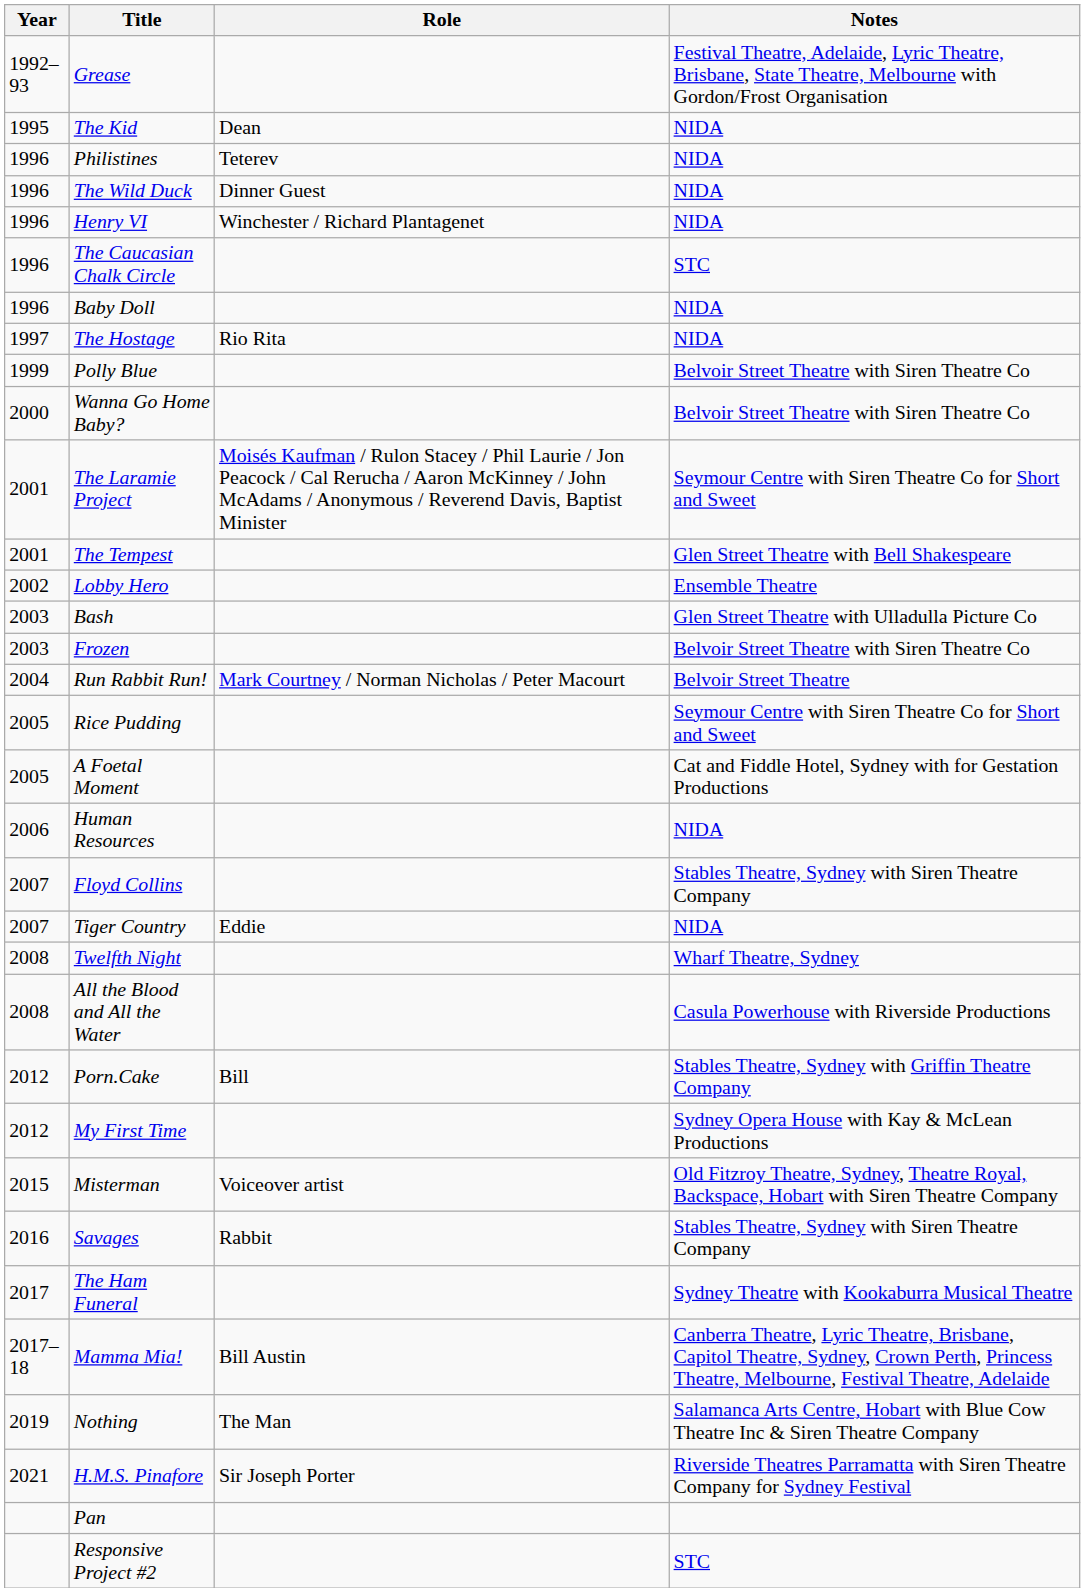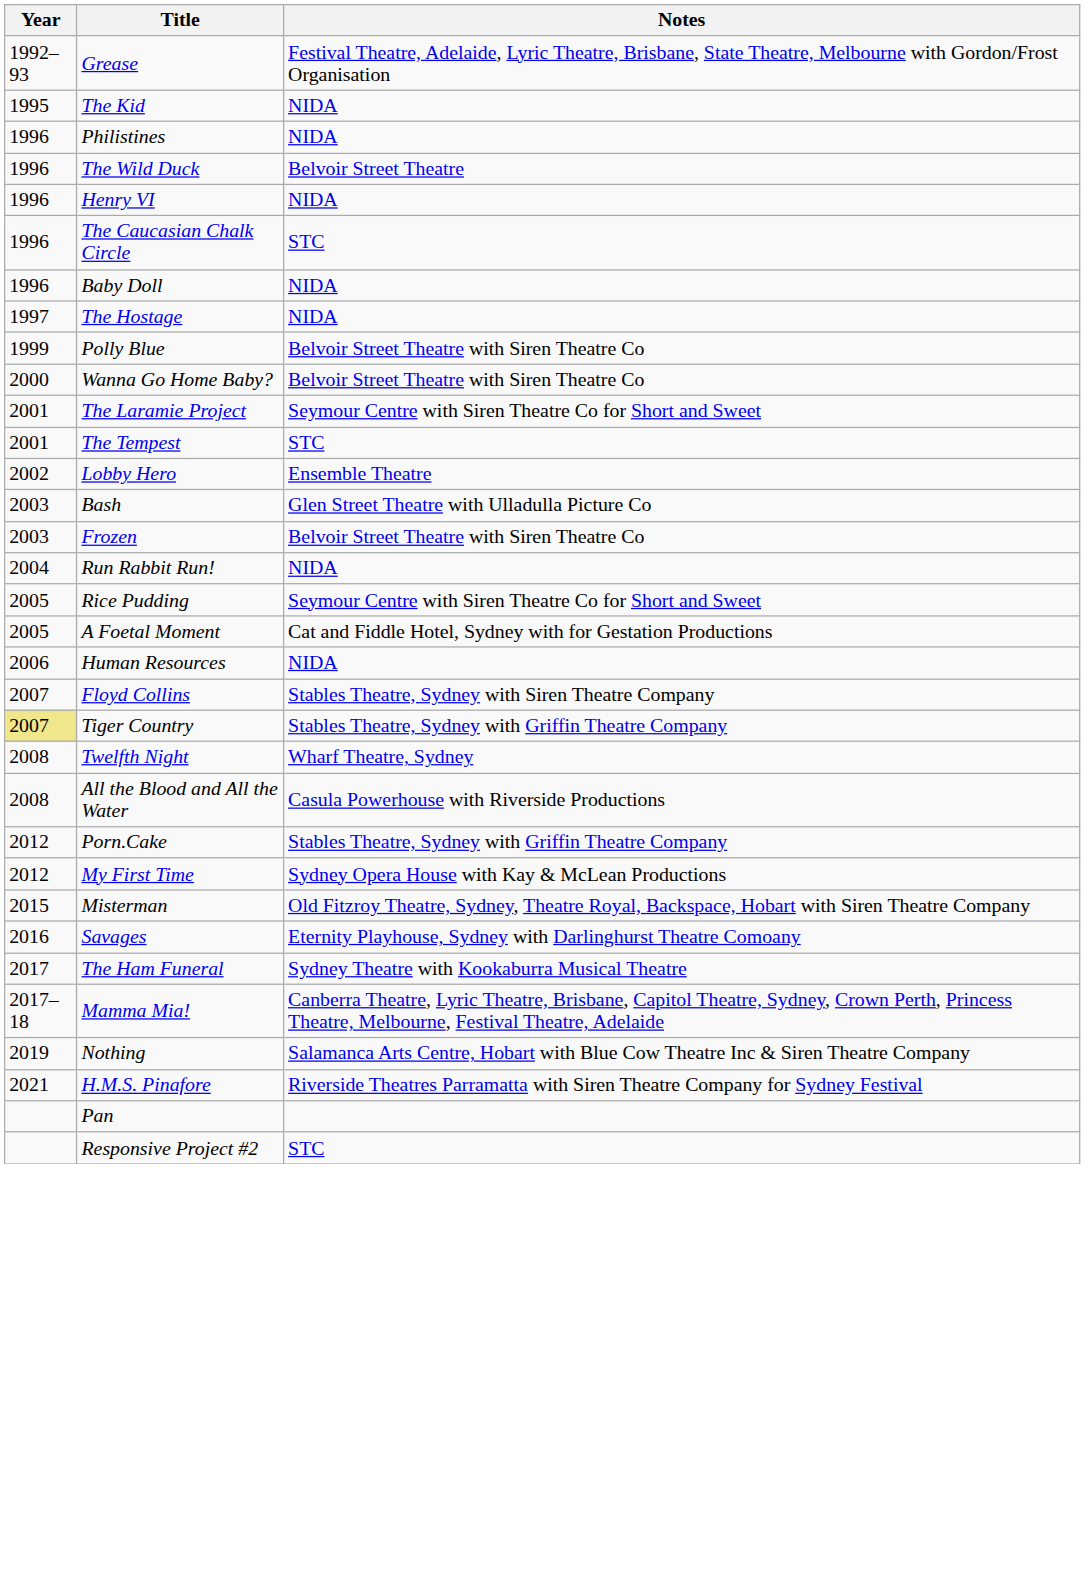- column: (442, 20)
(698, 190) NIDA -> (376, 168) Belvoir Street Theatre
(842, 554) Glen Street Theatre with Bell Shakespeare -> (306, 442) STC
(762, 679) Belvoir Street Theatre -> (313, 568) NIDA
(29, 926) no background -> (29, 725) khaki background
(698, 926) NIDA -> (508, 725) Stables Theatre, Sydney with Griffin Theatre Company
(846, 1238) Stables Theatre, Sydney with Siren Theatre Company -> (544, 936) Eternity Playhouse, Sydney with Darlinghurst Theatre Comoany
